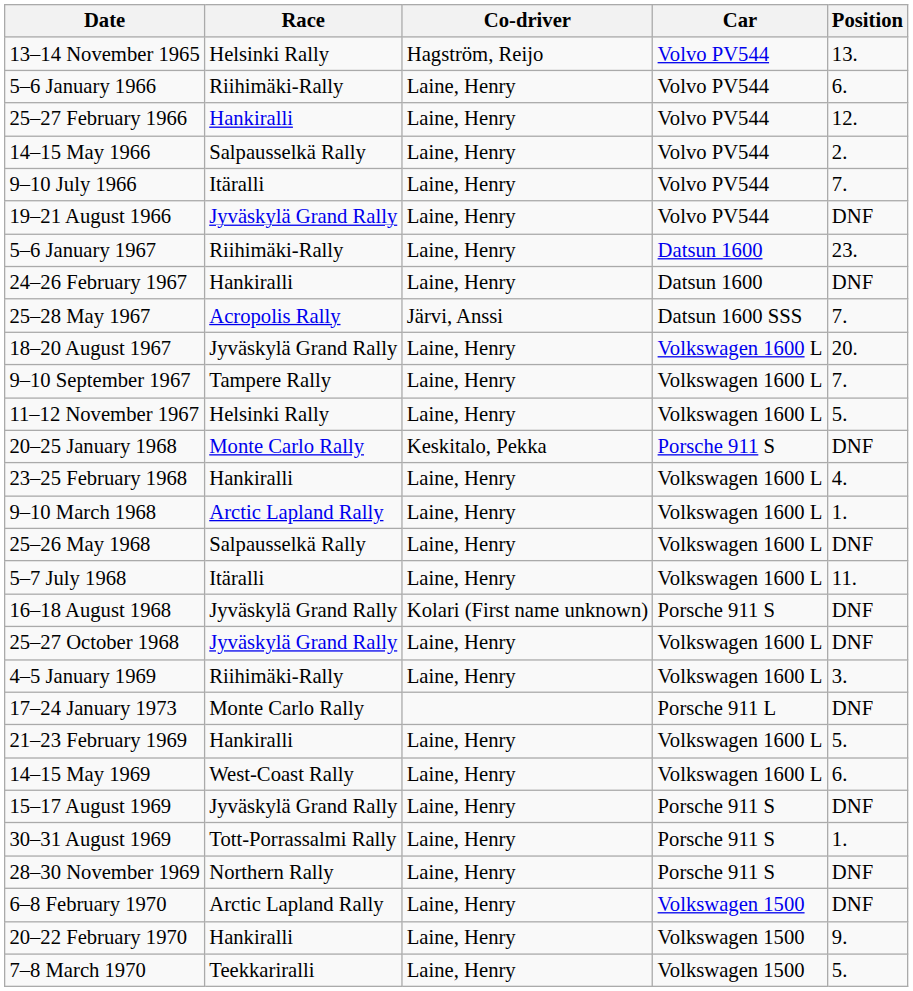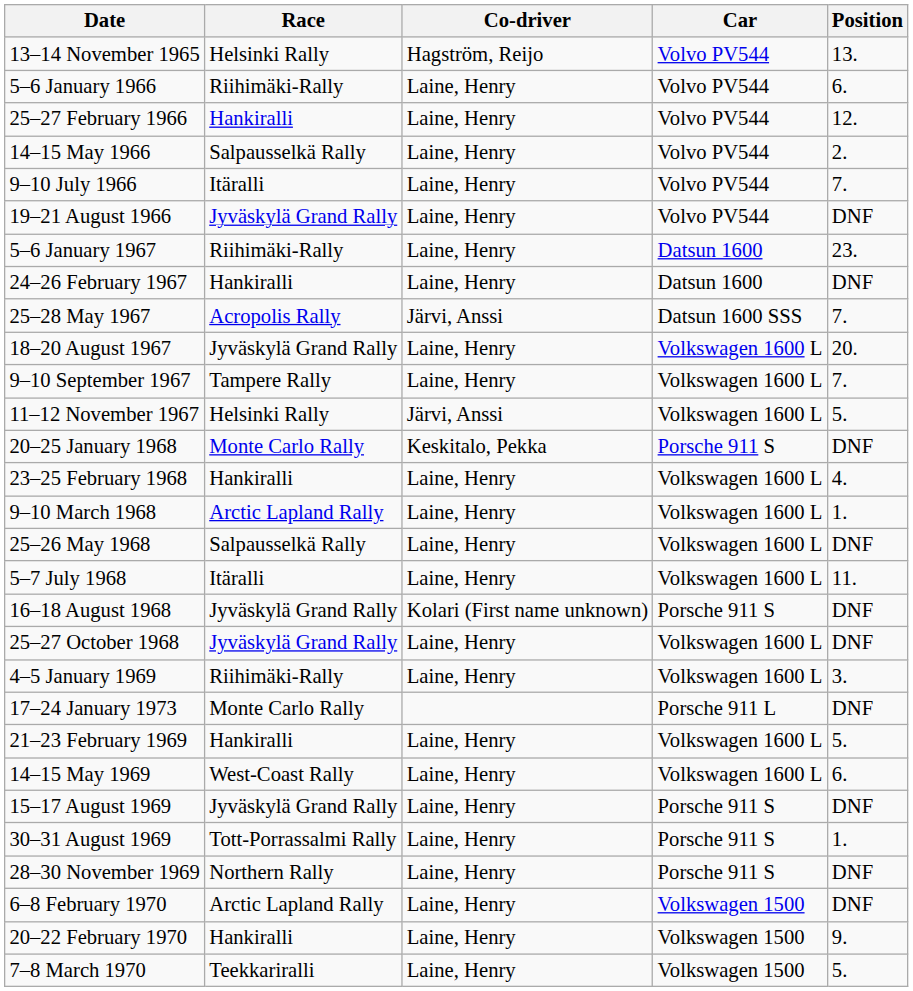(461, 413) Laine, Henry -> (455, 413) Järvi, Anssi
